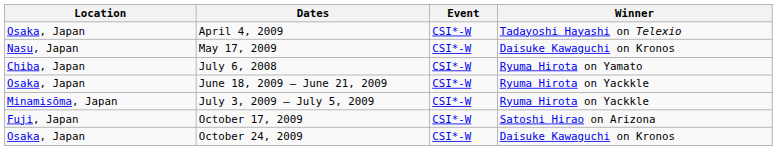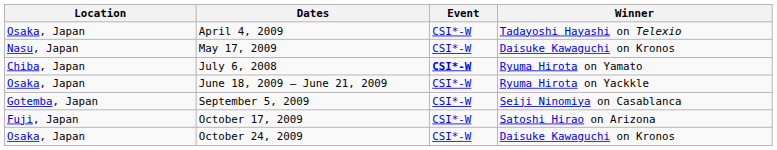(452, 66) normal -> (452, 66) bold
- row: (287, 101)
+ row: (254, 101)
